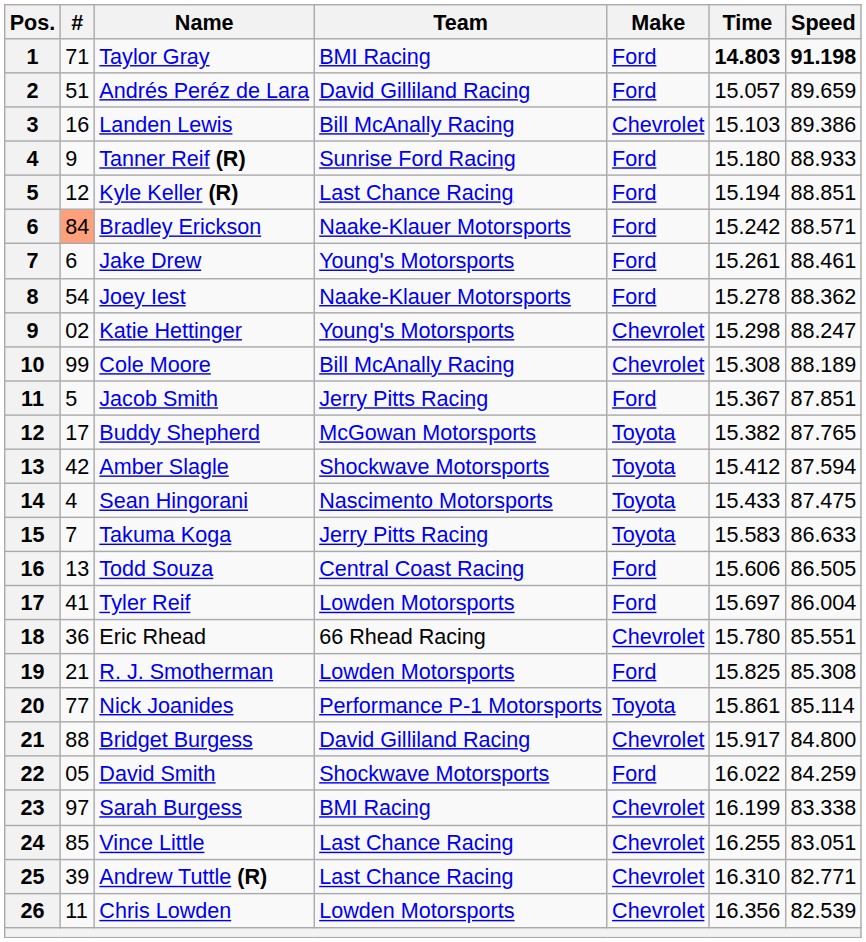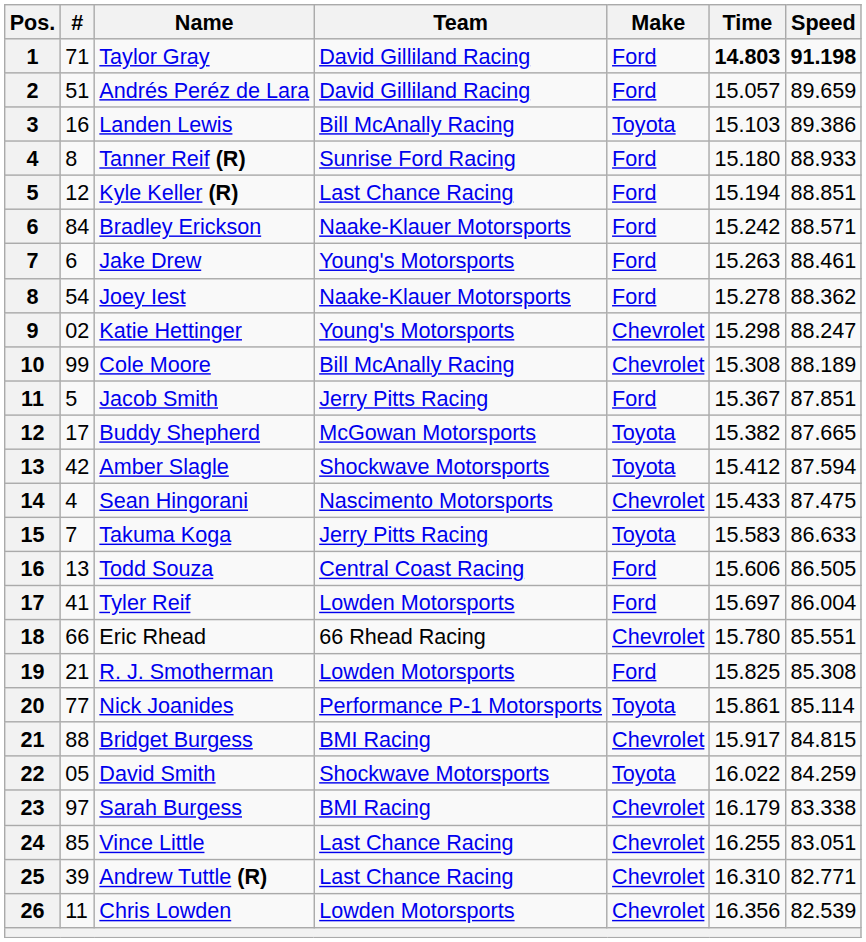(375, 56) BMI Racing -> (425, 56) David Gilliland Racing
(658, 124) Chevrolet -> (644, 124) Toyota
(71, 159) 9 -> (71, 159) 8
(77, 227) lightsalmon background -> (77, 227) no background
(747, 261) 15.261 -> (747, 261) 15.263
(823, 432) 87.765 -> (823, 432) 87.665
(644, 500) Toyota -> (658, 500) Chevrolet
(77, 637) 36 -> (77, 637) 66
(425, 740) David Gilliland Racing -> (375, 740) BMI Racing
(823, 740) 84.800 -> (823, 740) 84.815
(634, 774) Ford -> (644, 774) Toyota
(747, 808) 16.199 -> (747, 808) 16.179
